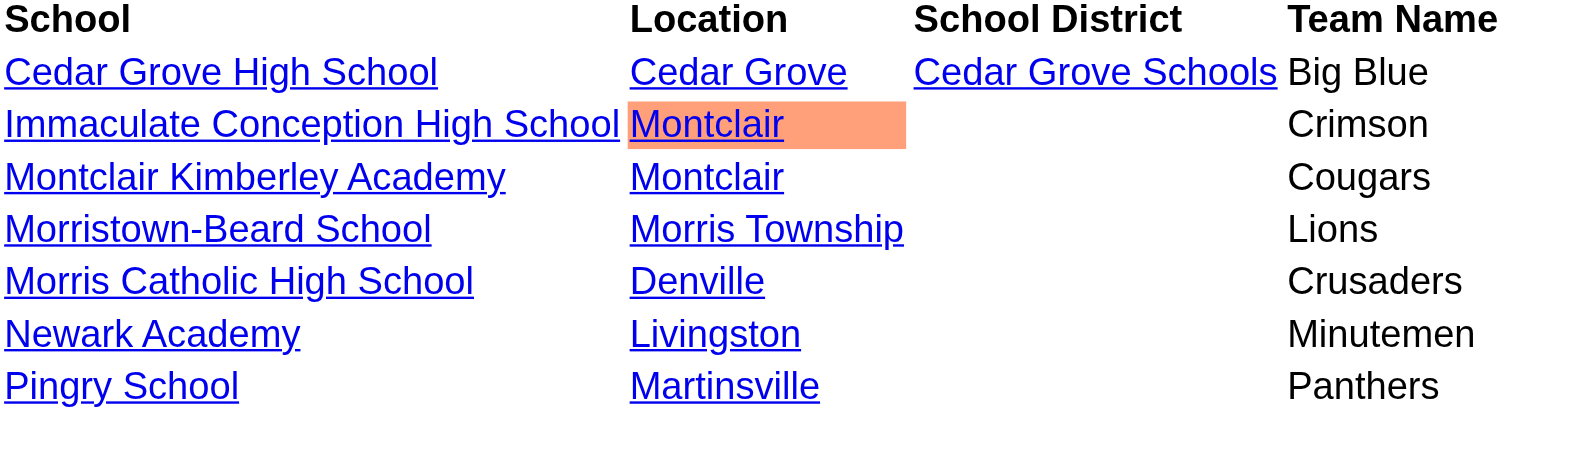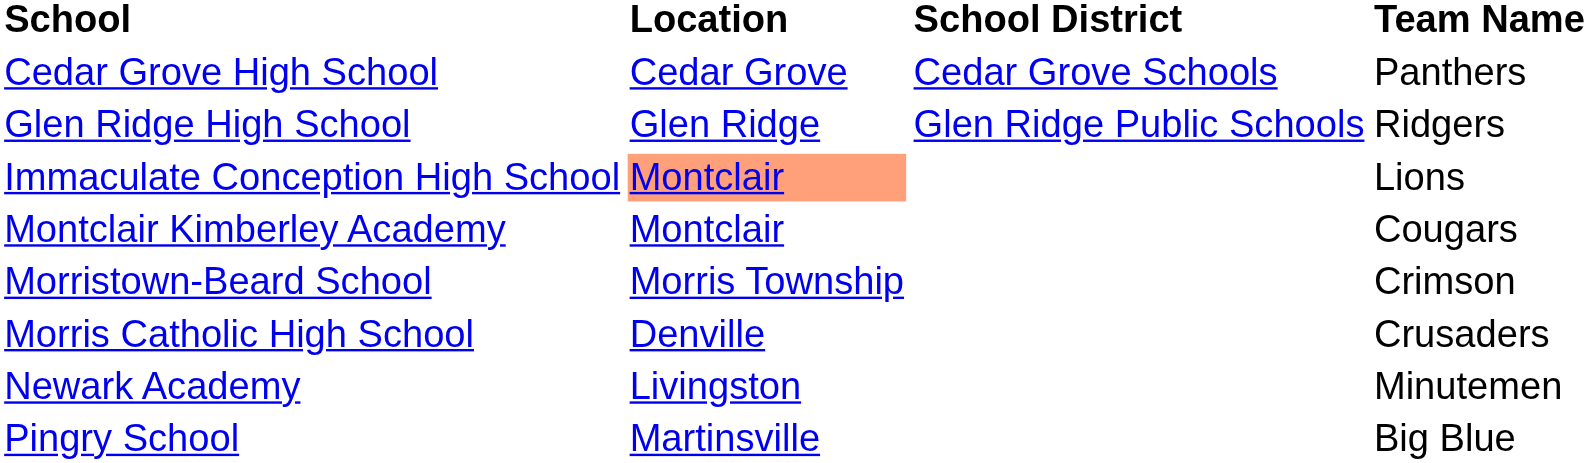(1358, 72) Big Blue -> (1450, 72) Panthers
+ row: (207, 124)
(1358, 124) Crimson -> (1419, 176) Lions
(1333, 229) Lions -> (1445, 281) Crimson
(1363, 386) Panthers -> (1445, 438) Big Blue
